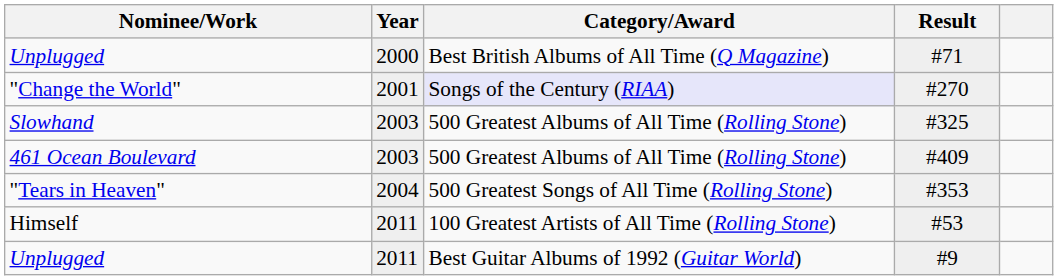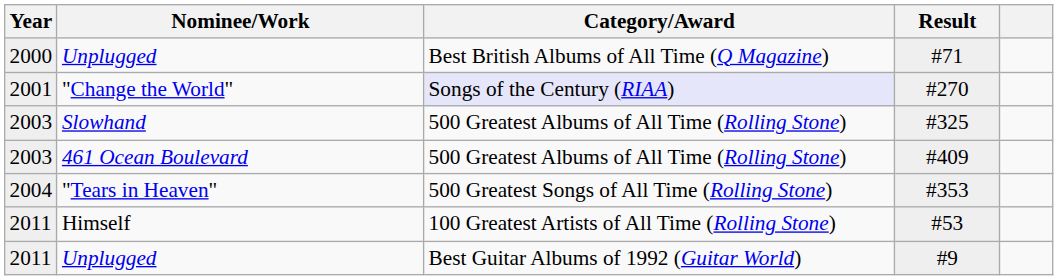columns swapped: (397, 21) <-> (188, 21)
